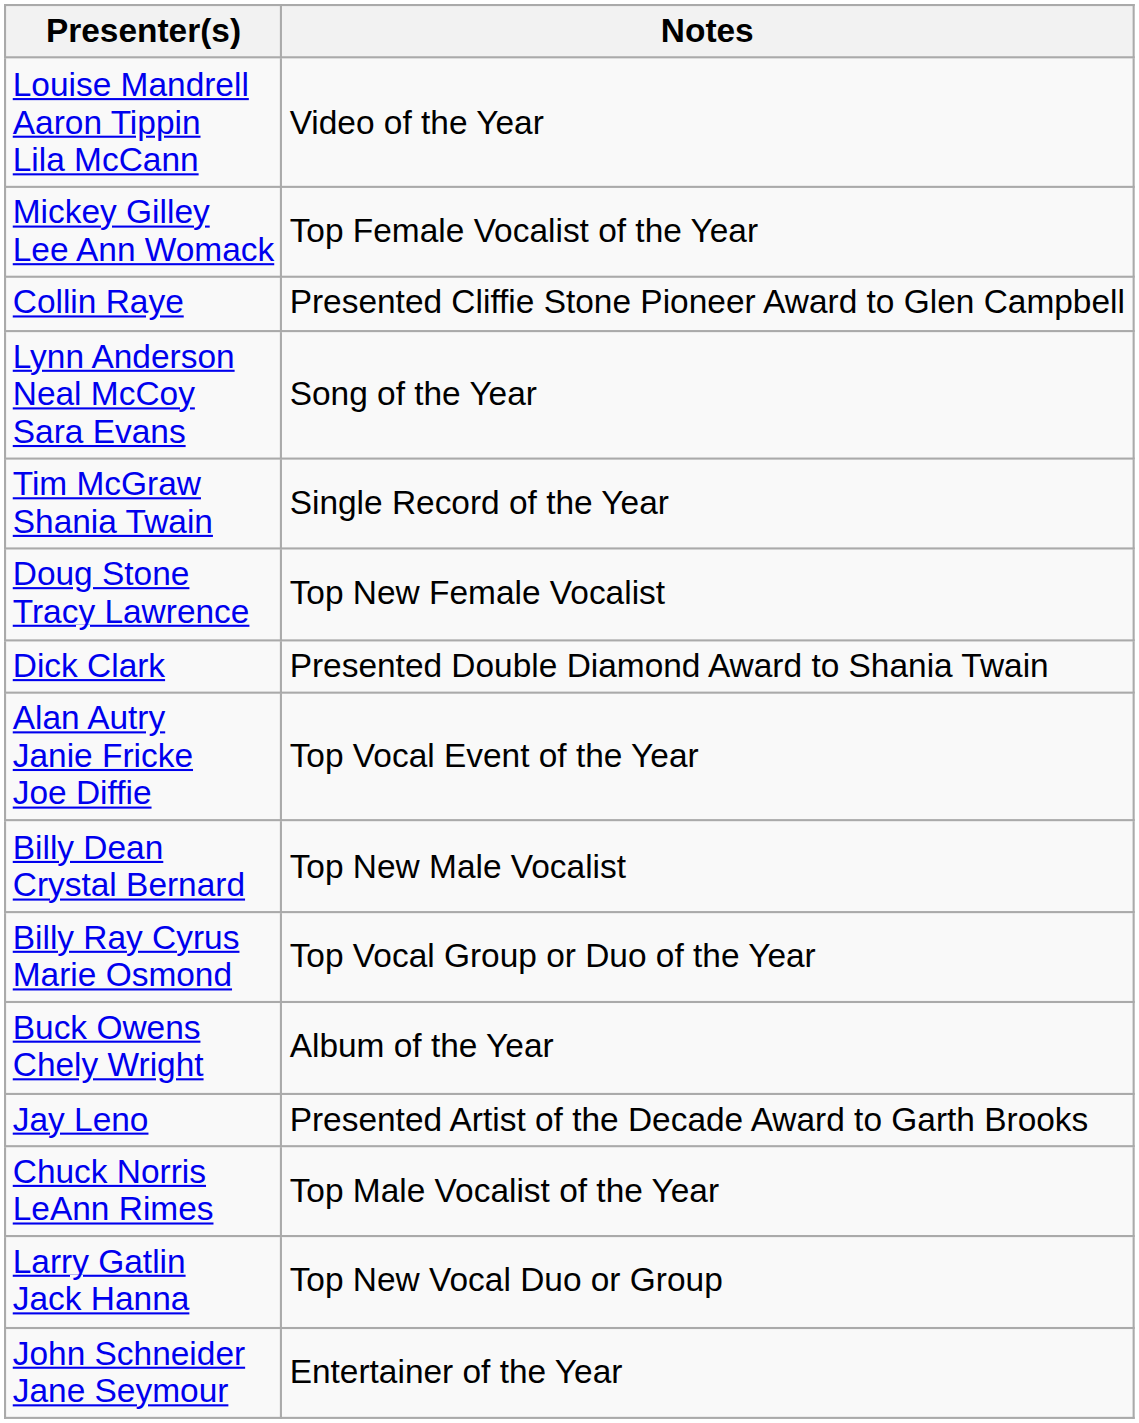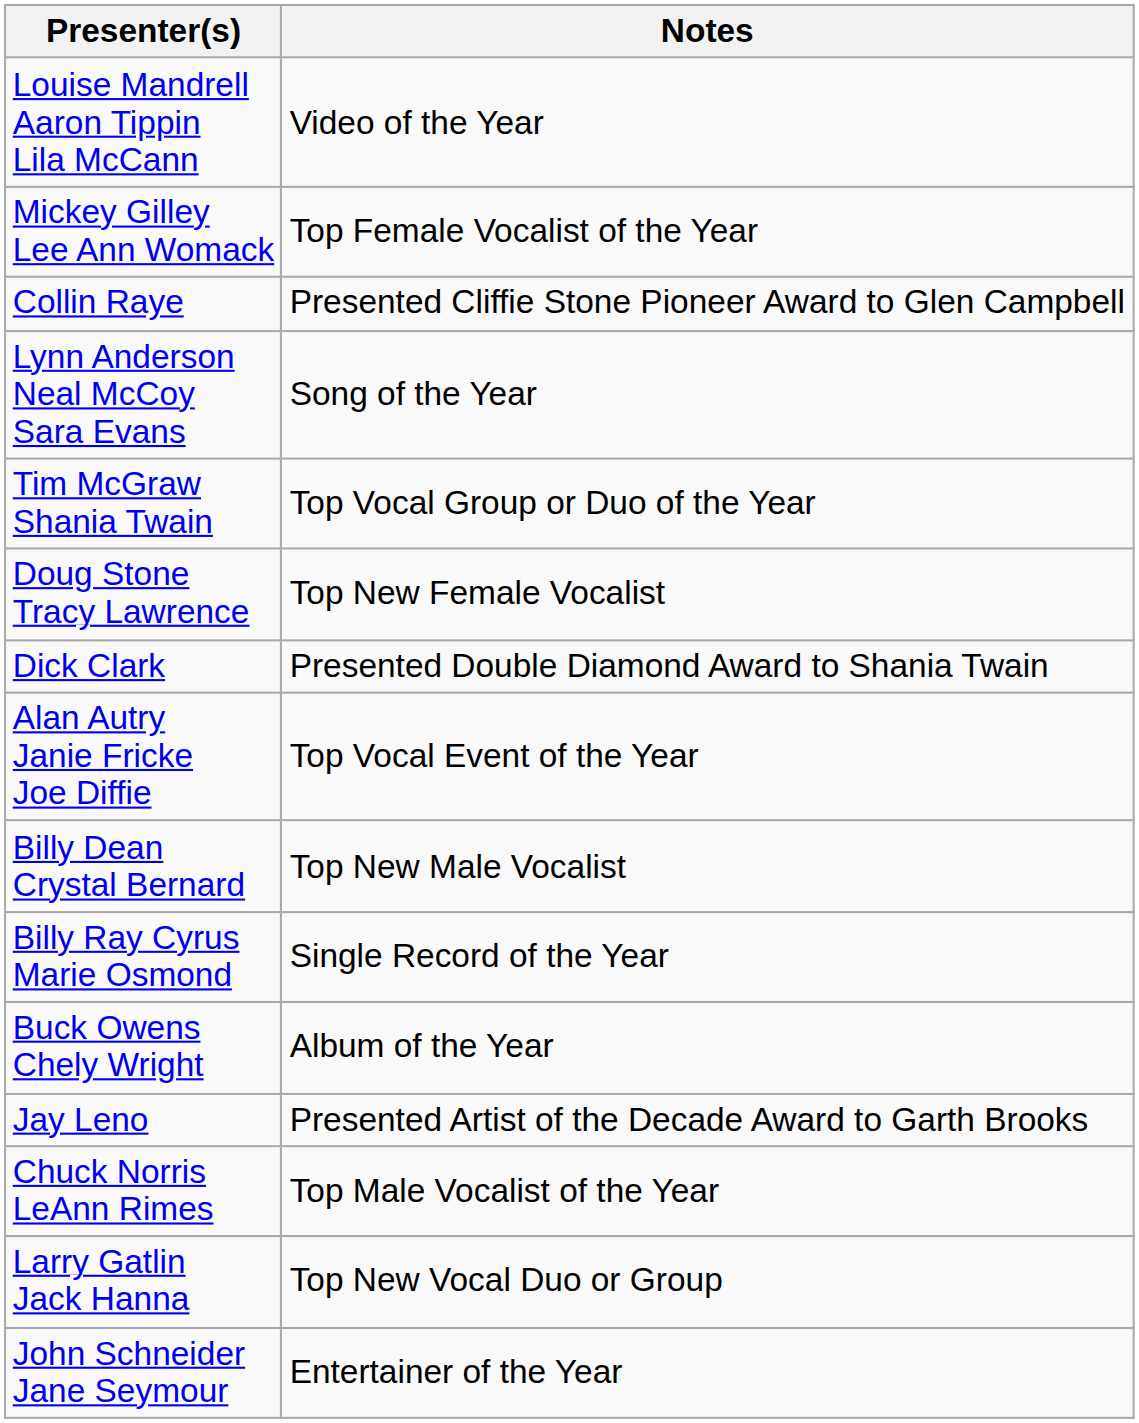(479, 503) Single Record of the Year -> (553, 503) Top Vocal Group or Duo of the Year
(553, 956) Top Vocal Group or Duo of the Year -> (479, 956) Single Record of the Year
